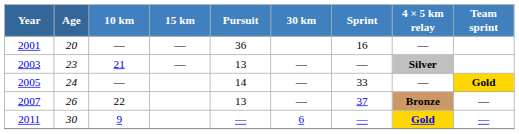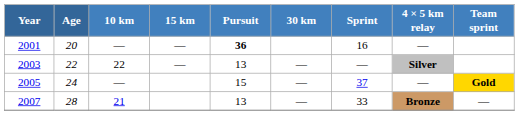(241, 45) normal -> (241, 45) bold
(71, 64) 23 -> (71, 64) 22
(119, 64) 21 -> (119, 64) 22
(241, 82) 14 -> (241, 82) 15
(362, 82) 33 -> (362, 82) 37
(71, 101) 26 -> (71, 101) 28
(119, 101) 22 -> (119, 101) 21
(362, 101) 37 -> (362, 101) 33
- row: (29, 120)
